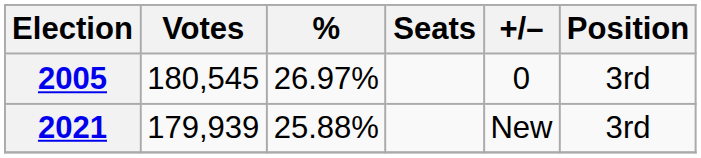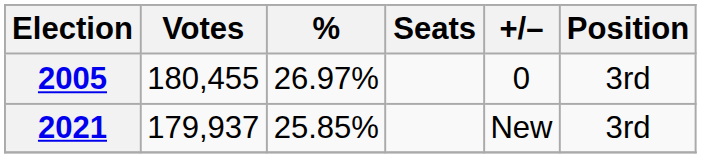(203, 78) 180,545 -> (203, 78) 180,455
(203, 127) 179,939 -> (203, 127) 179,937
(326, 127) 25.88% -> (326, 127) 25.85%
